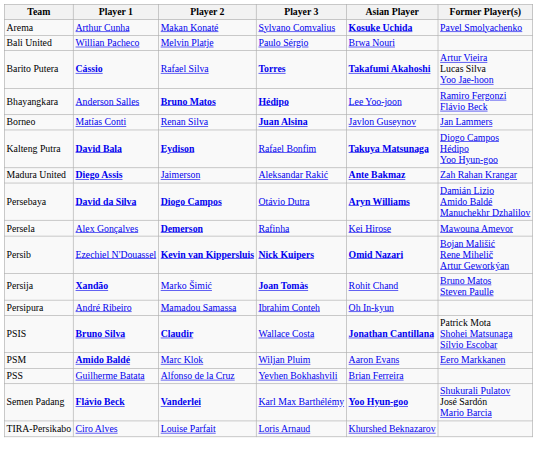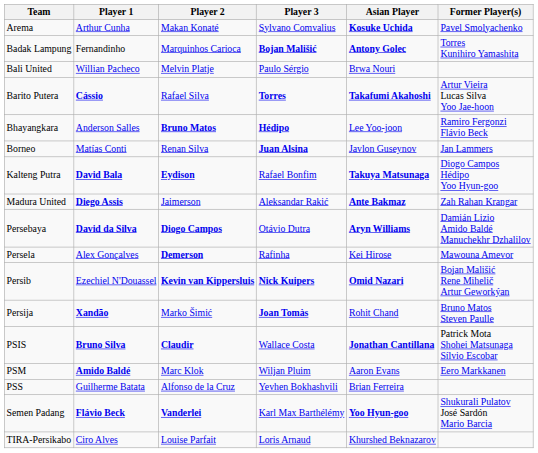+ row: (39, 48)
- row: (25, 307)
